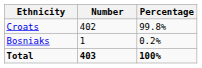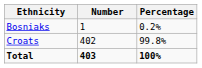rows swapped: (23, 26) <-> (28, 41)
